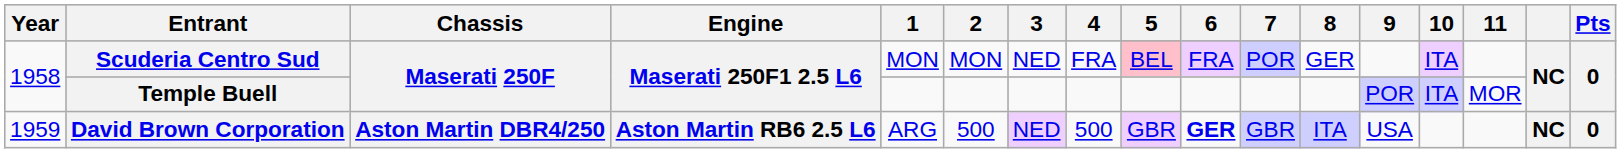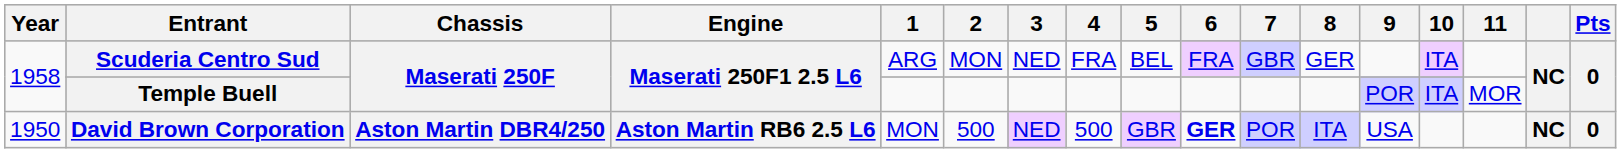(913, 59) MON -> (913, 59) ARG
(1151, 59) pink background -> (1151, 59) no background
(1271, 59) POR -> (1271, 59) GBR
(35, 130) 1959 -> (35, 130) 1950
(913, 130) ARG -> (913, 130) MON
(1271, 130) GBR -> (1271, 130) POR
